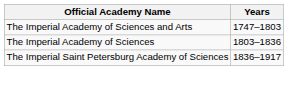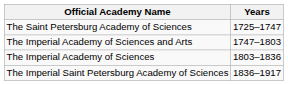+ row: (99, 27)
